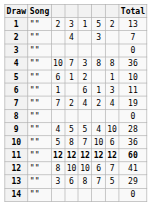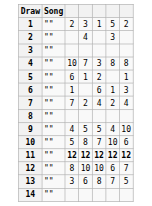- column: (133, 11)
